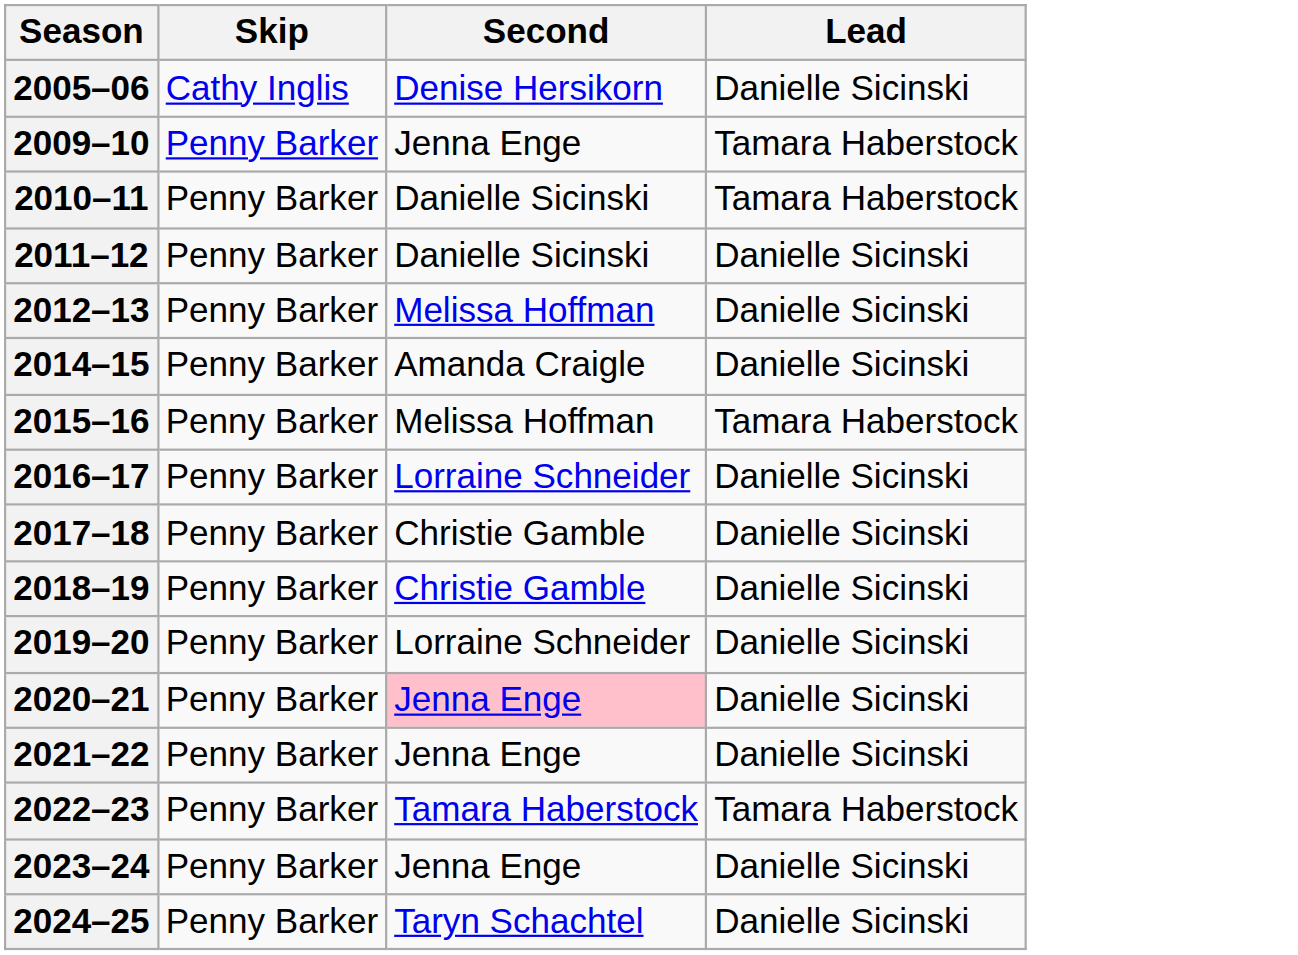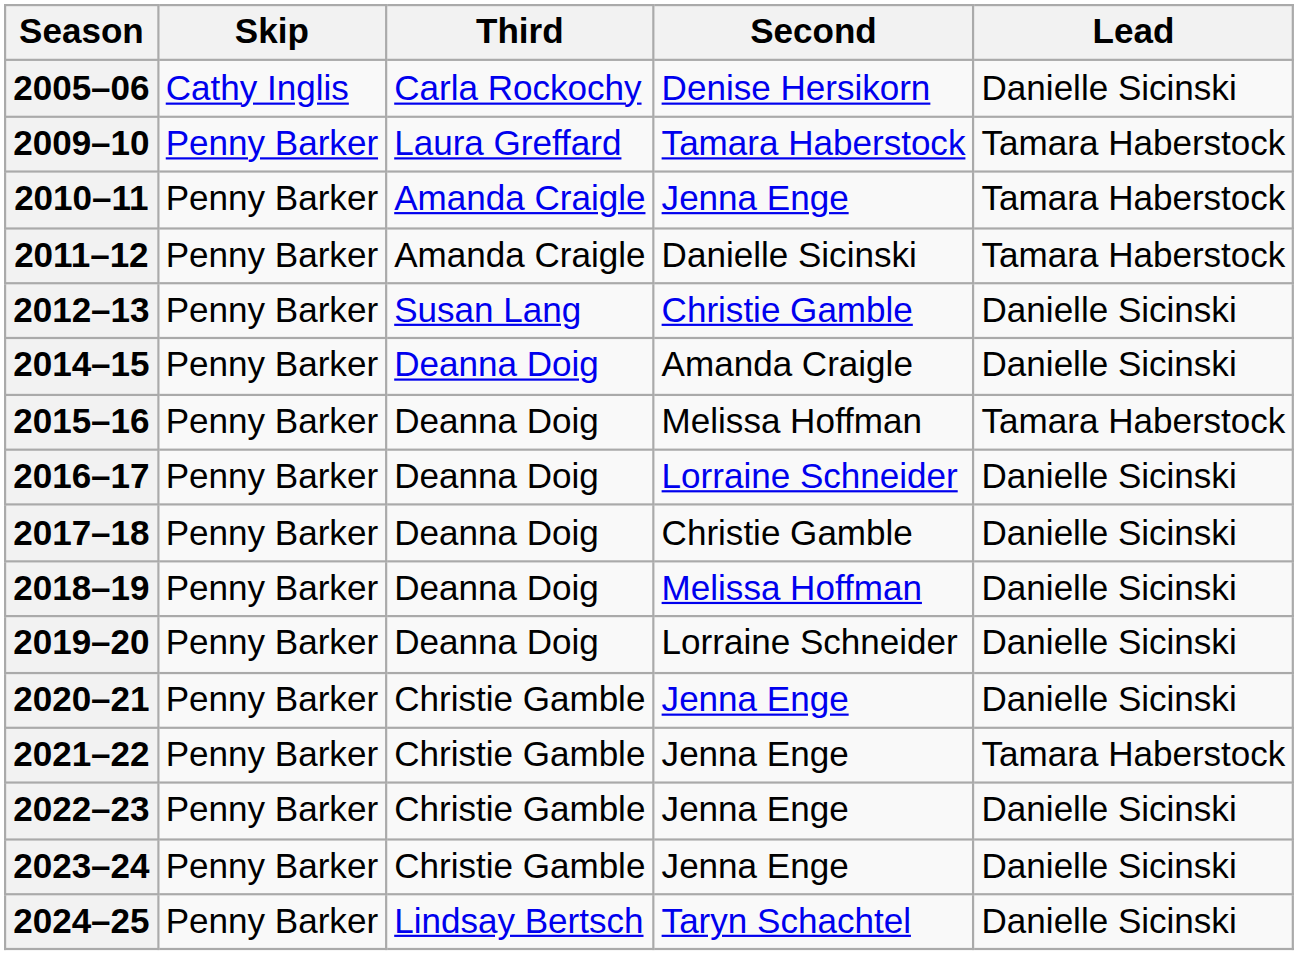+ column: (520, 32)
(488, 143) Jenna Enge -> (814, 143) Tamara Haberstock
(522, 198) Danielle Sicinski -> (755, 198) Jenna Enge
(842, 254) Danielle Sicinski -> (1133, 254) Tamara Haberstock
(524, 310) Melissa Hoffman -> (787, 310) Christie Gamble
(520, 587) Christie Gamble -> (792, 587) Melissa Hoffman
(488, 699) pink background -> (755, 699) no background
(842, 754) Danielle Sicinski -> (1133, 754) Tamara Haberstock
(546, 810) Tamara Haberstock -> (755, 810) Jenna Enge
(866, 810) Tamara Haberstock -> (1109, 810) Danielle Sicinski
